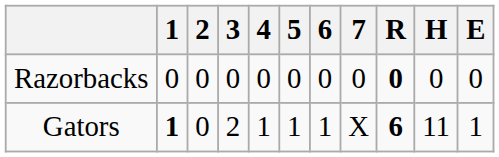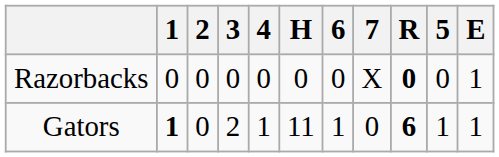columns swapped: (294, 29) <-> (436, 29)
(359, 78) 0 -> (372, 78) X
(476, 78) 0 -> (476, 78) 1
(359, 126) X -> (372, 126) 0
